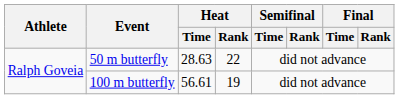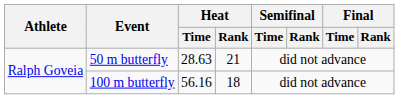(233, 60) 22 -> (233, 60) 21
(197, 82) 56.61 -> (197, 82) 56.16
(233, 82) 19 -> (233, 82) 18
